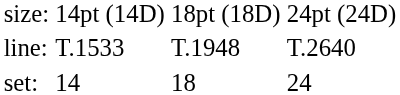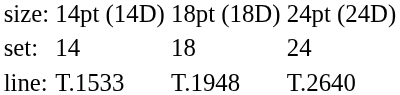rows swapped: (21, 82) <-> (26, 48)
